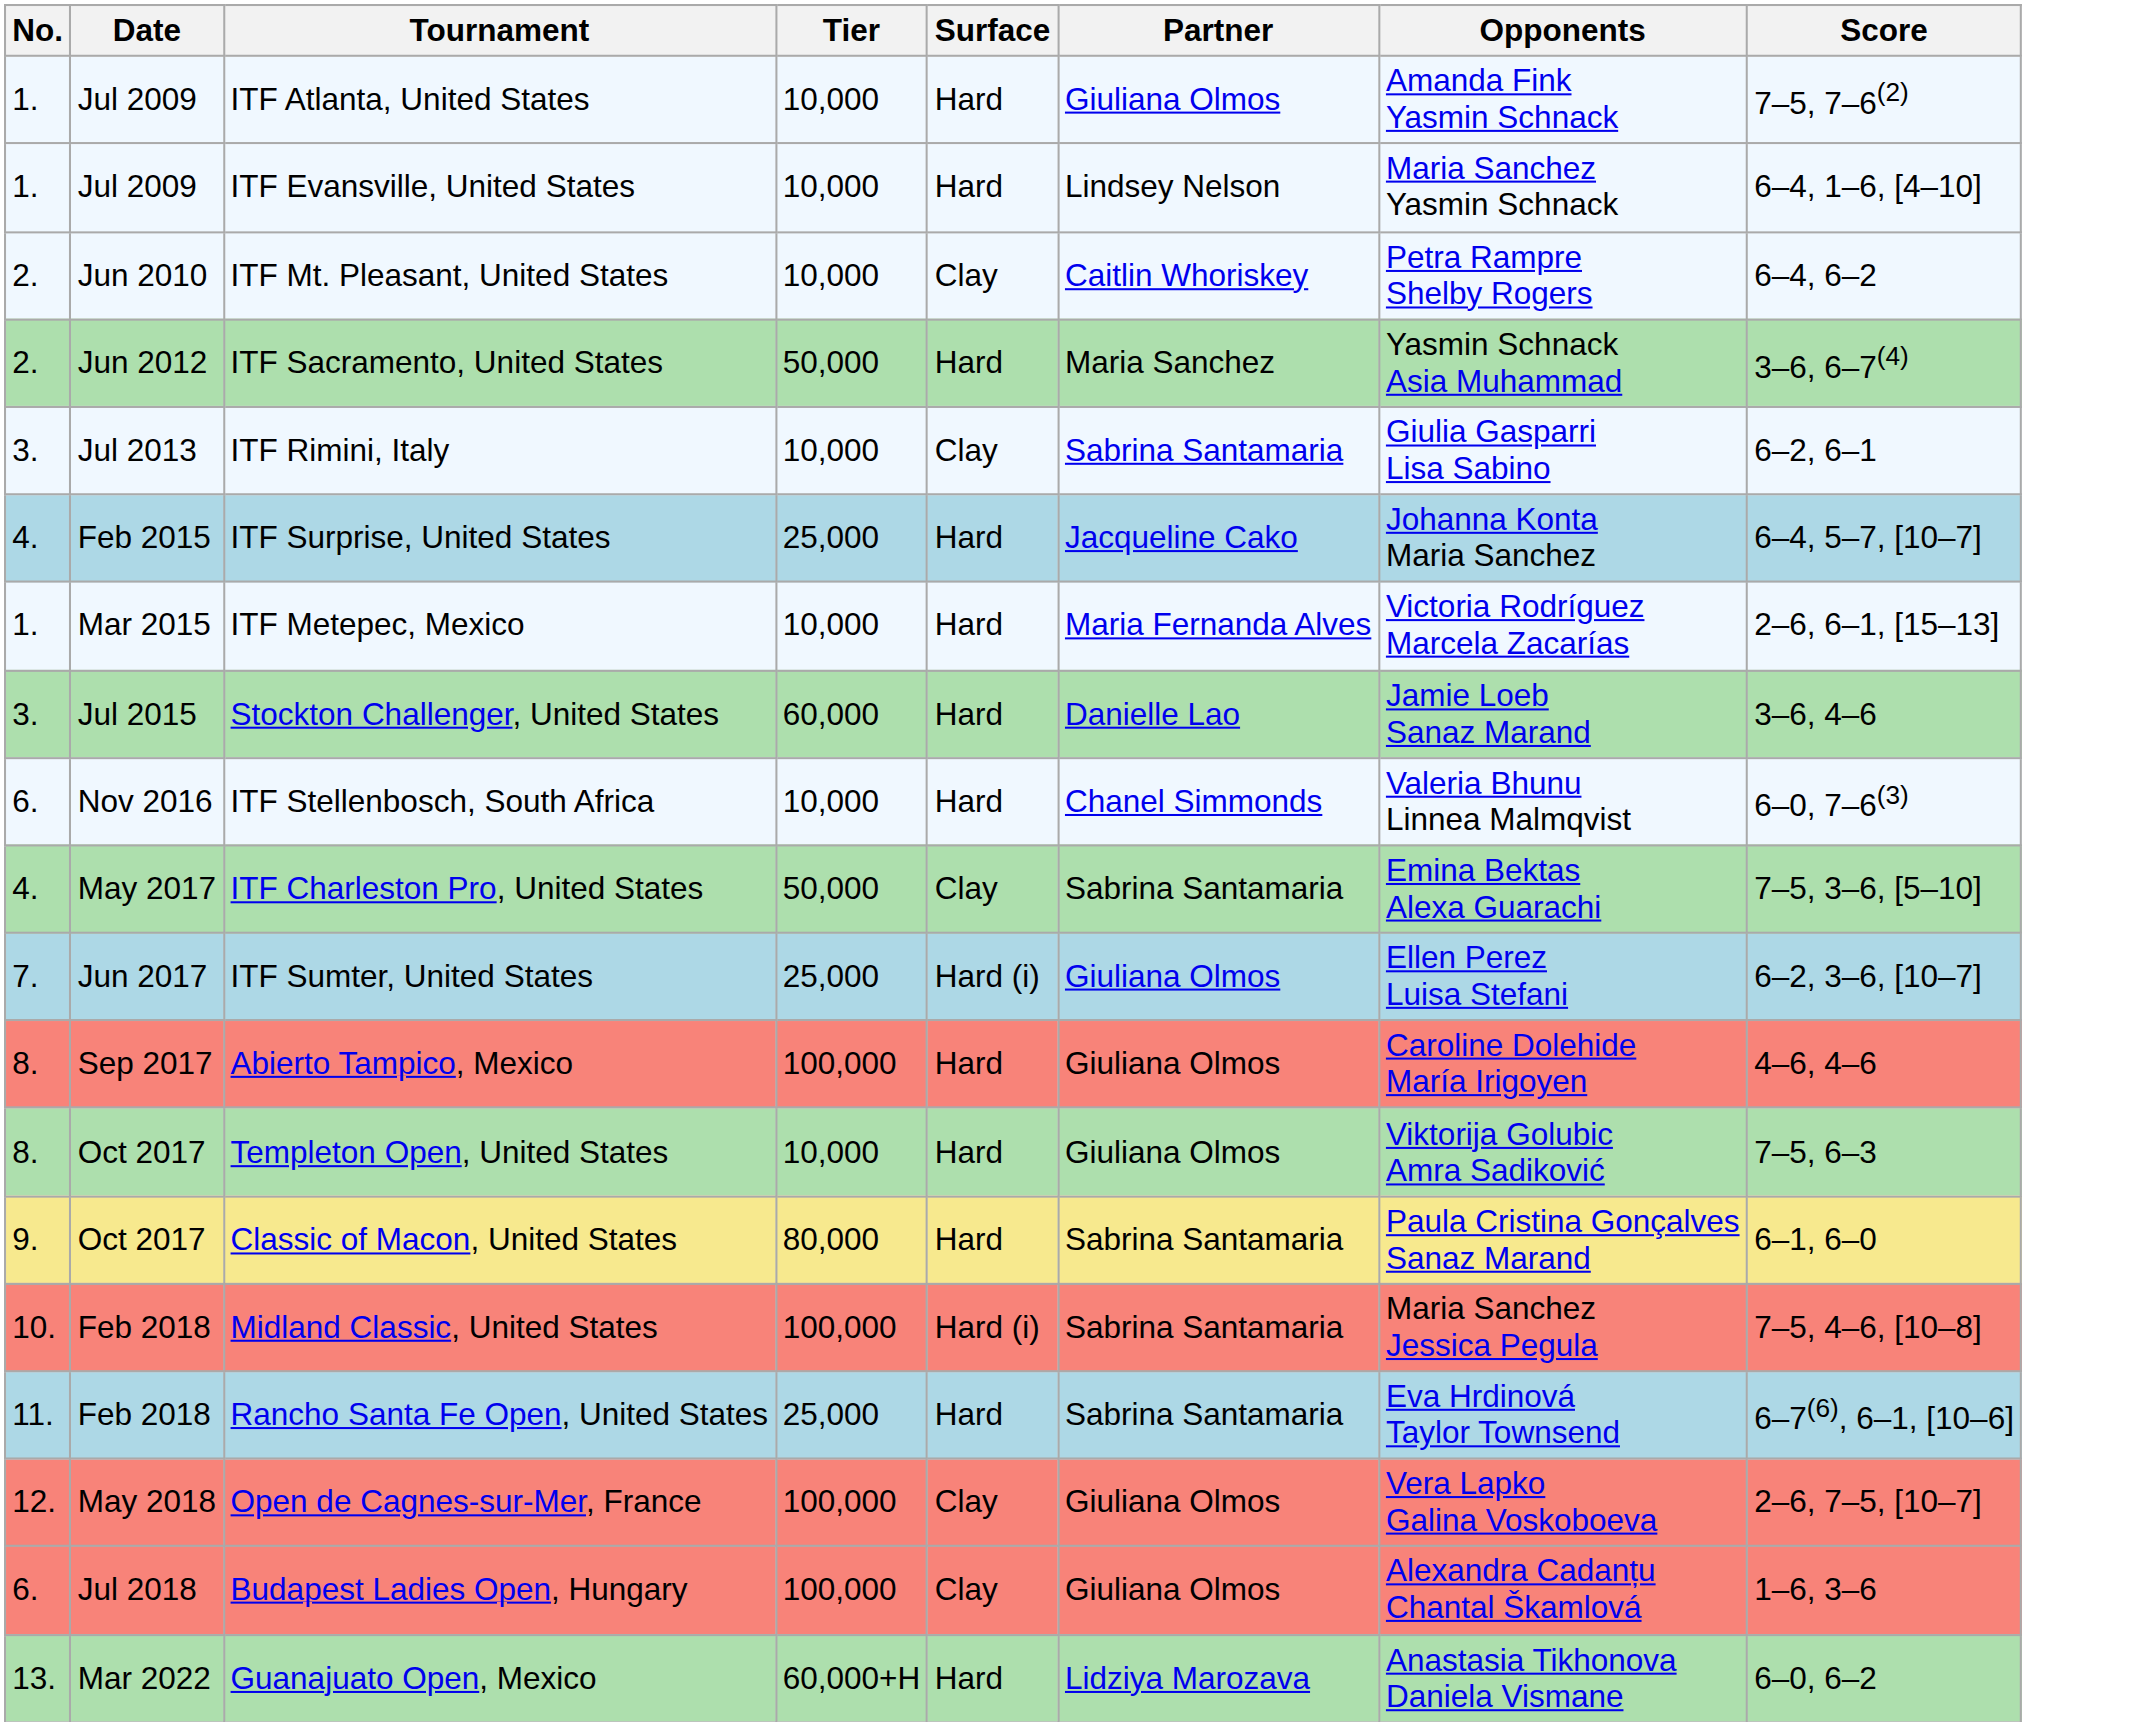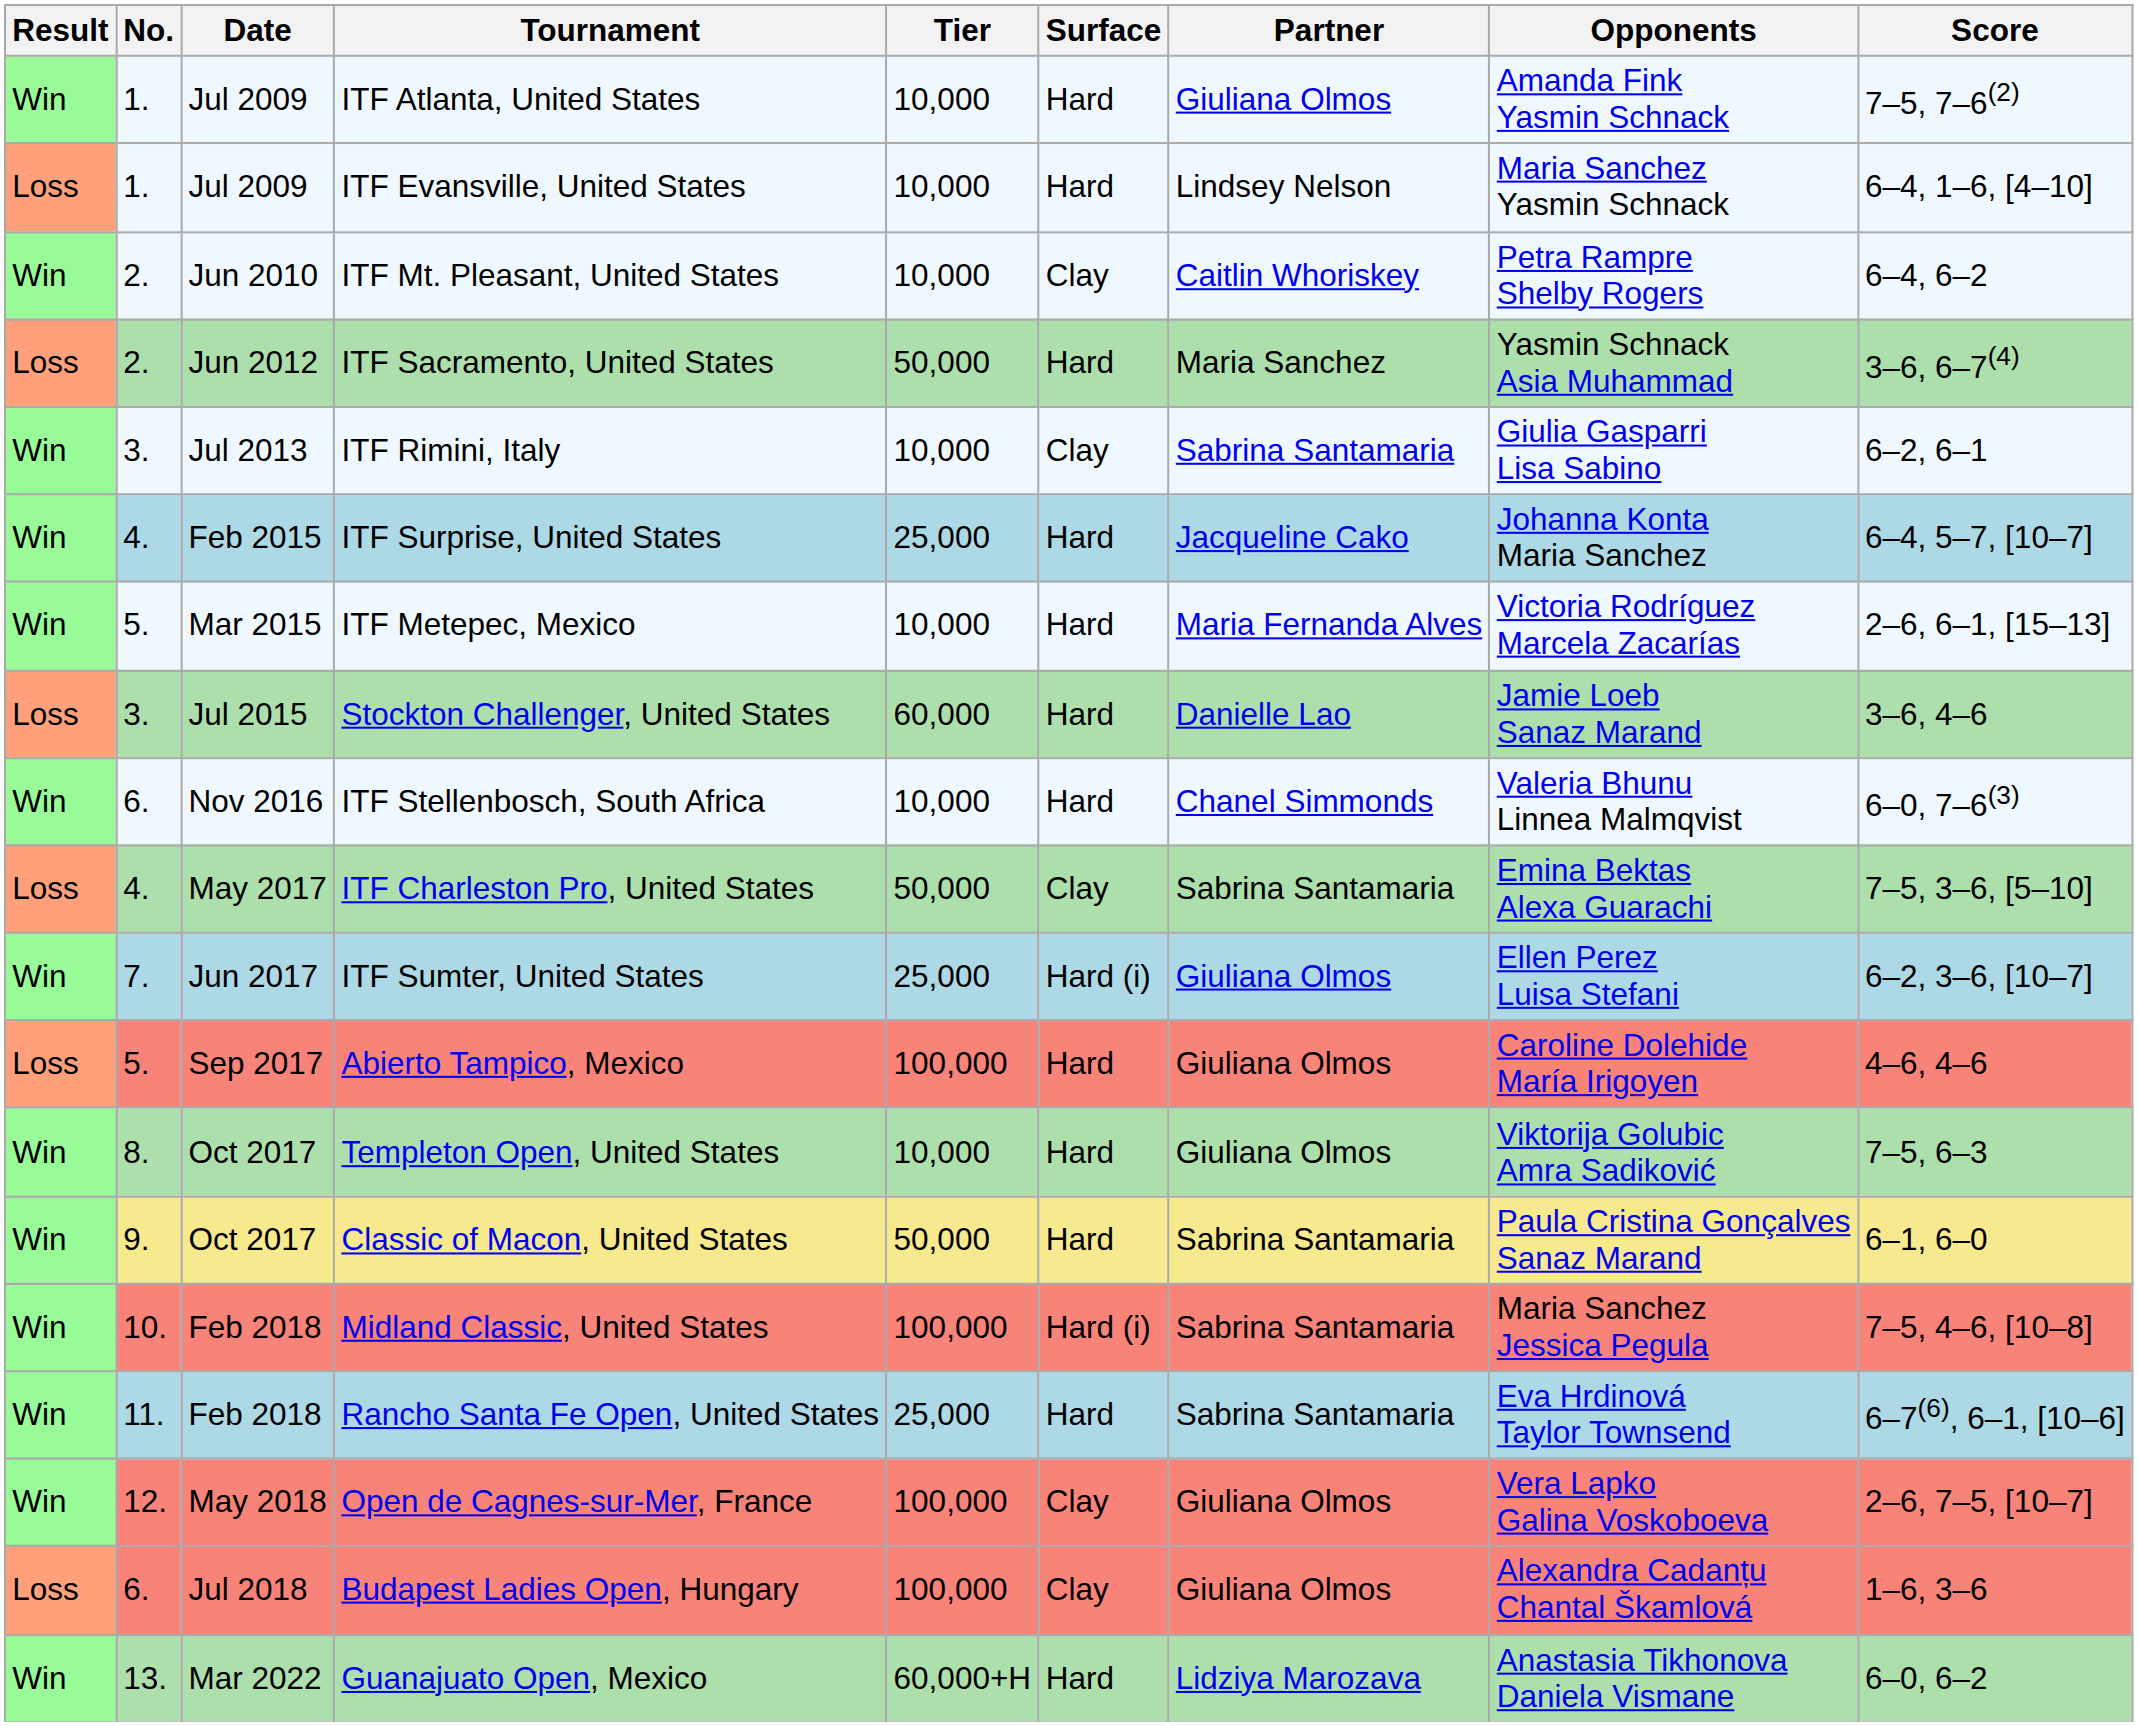+ column: (60, 29)
(25, 625) 1. -> (136, 625) 5.
(25, 1063) 8. -> (136, 1063) 5.
(831, 1238) 80,000 -> (942, 1238) 50,000
